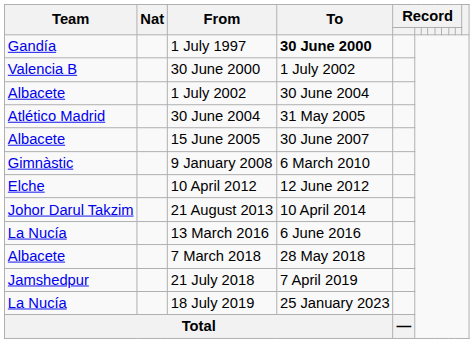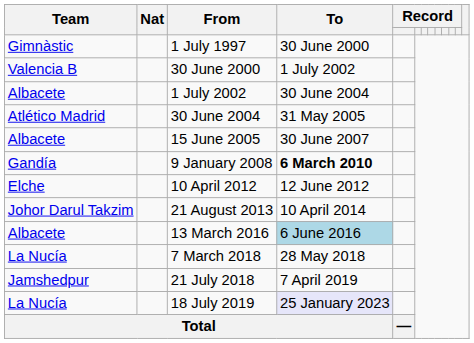(32, 46) Gandía -> (41, 46) Gimnàstic
(326, 46) bold -> (325, 46) normal
(41, 163) Gimnàstic -> (32, 163) Gandía
(325, 163) normal -> (326, 163) bold
(37, 233) La Nucía -> (36, 233) Albacete
(320, 233) no background -> (320, 233) lightblue background
(36, 256) Albacete -> (37, 256) La Nucía
(335, 303) no background -> (335, 303) lavender background
